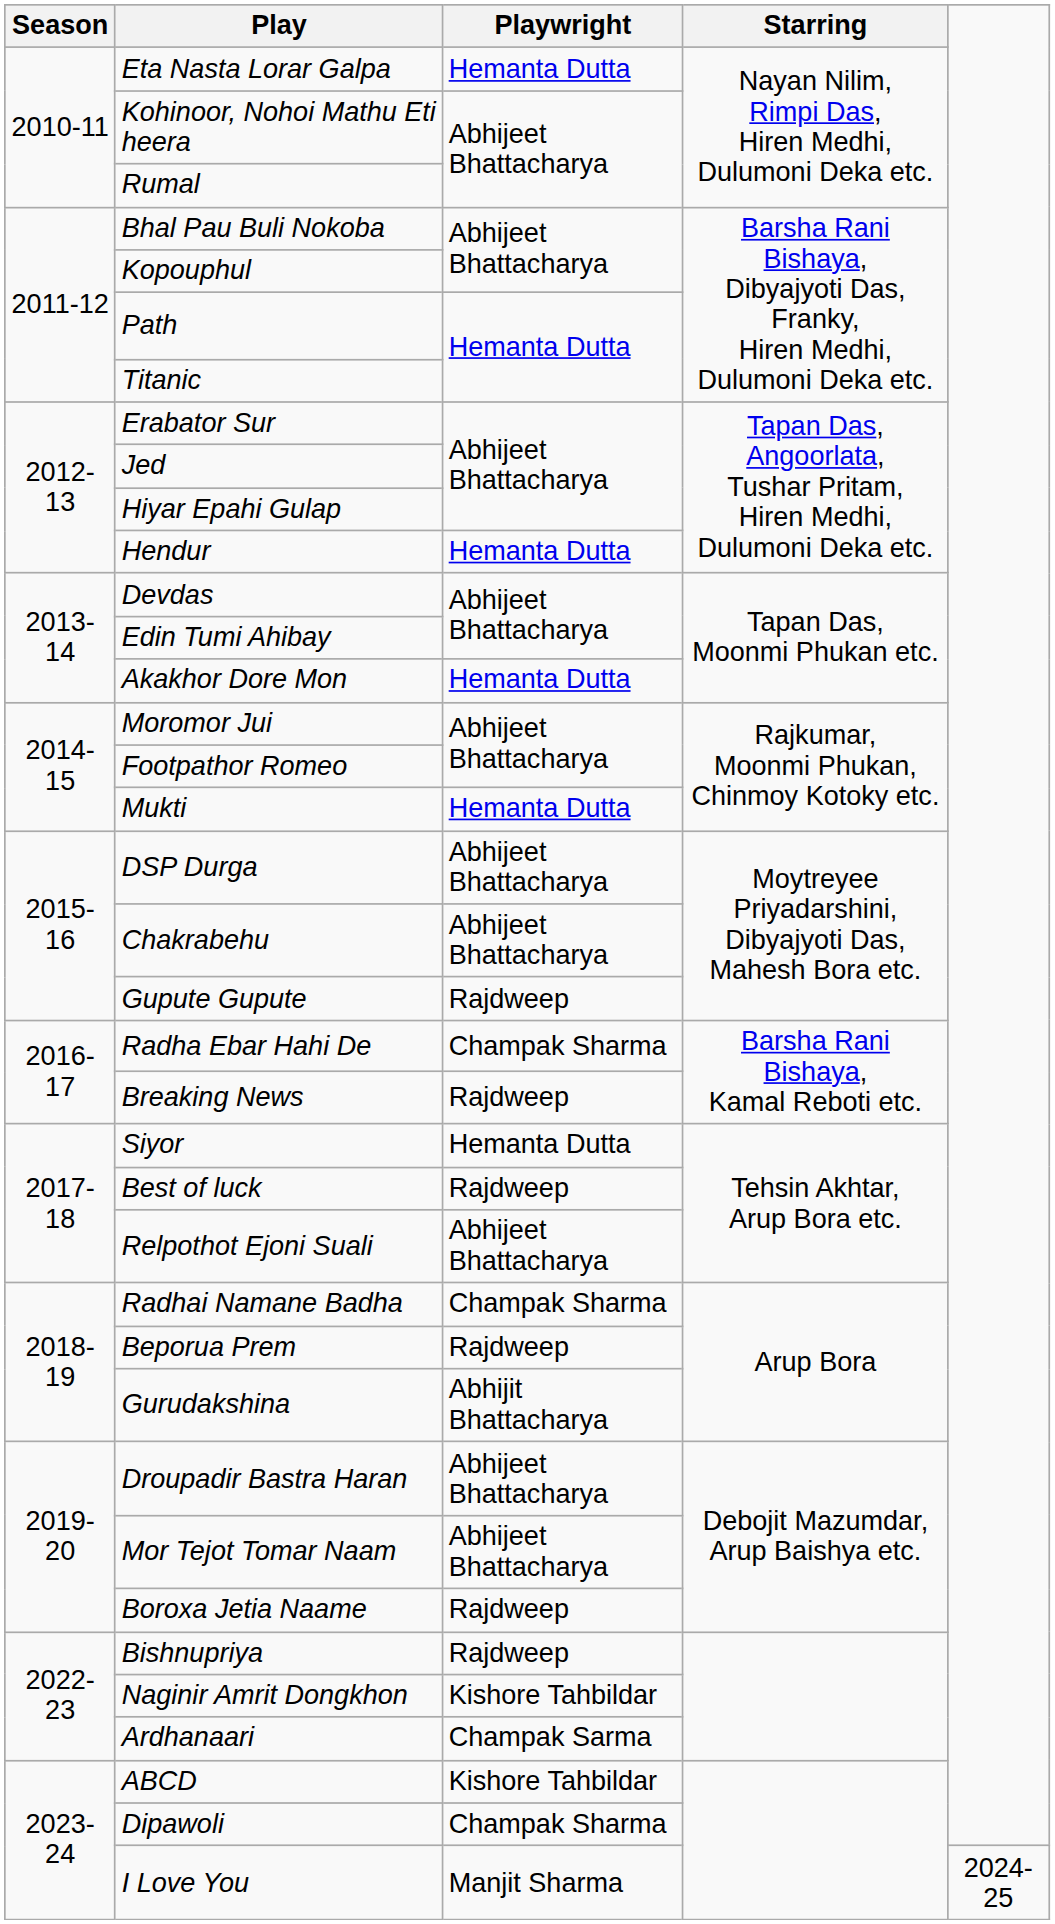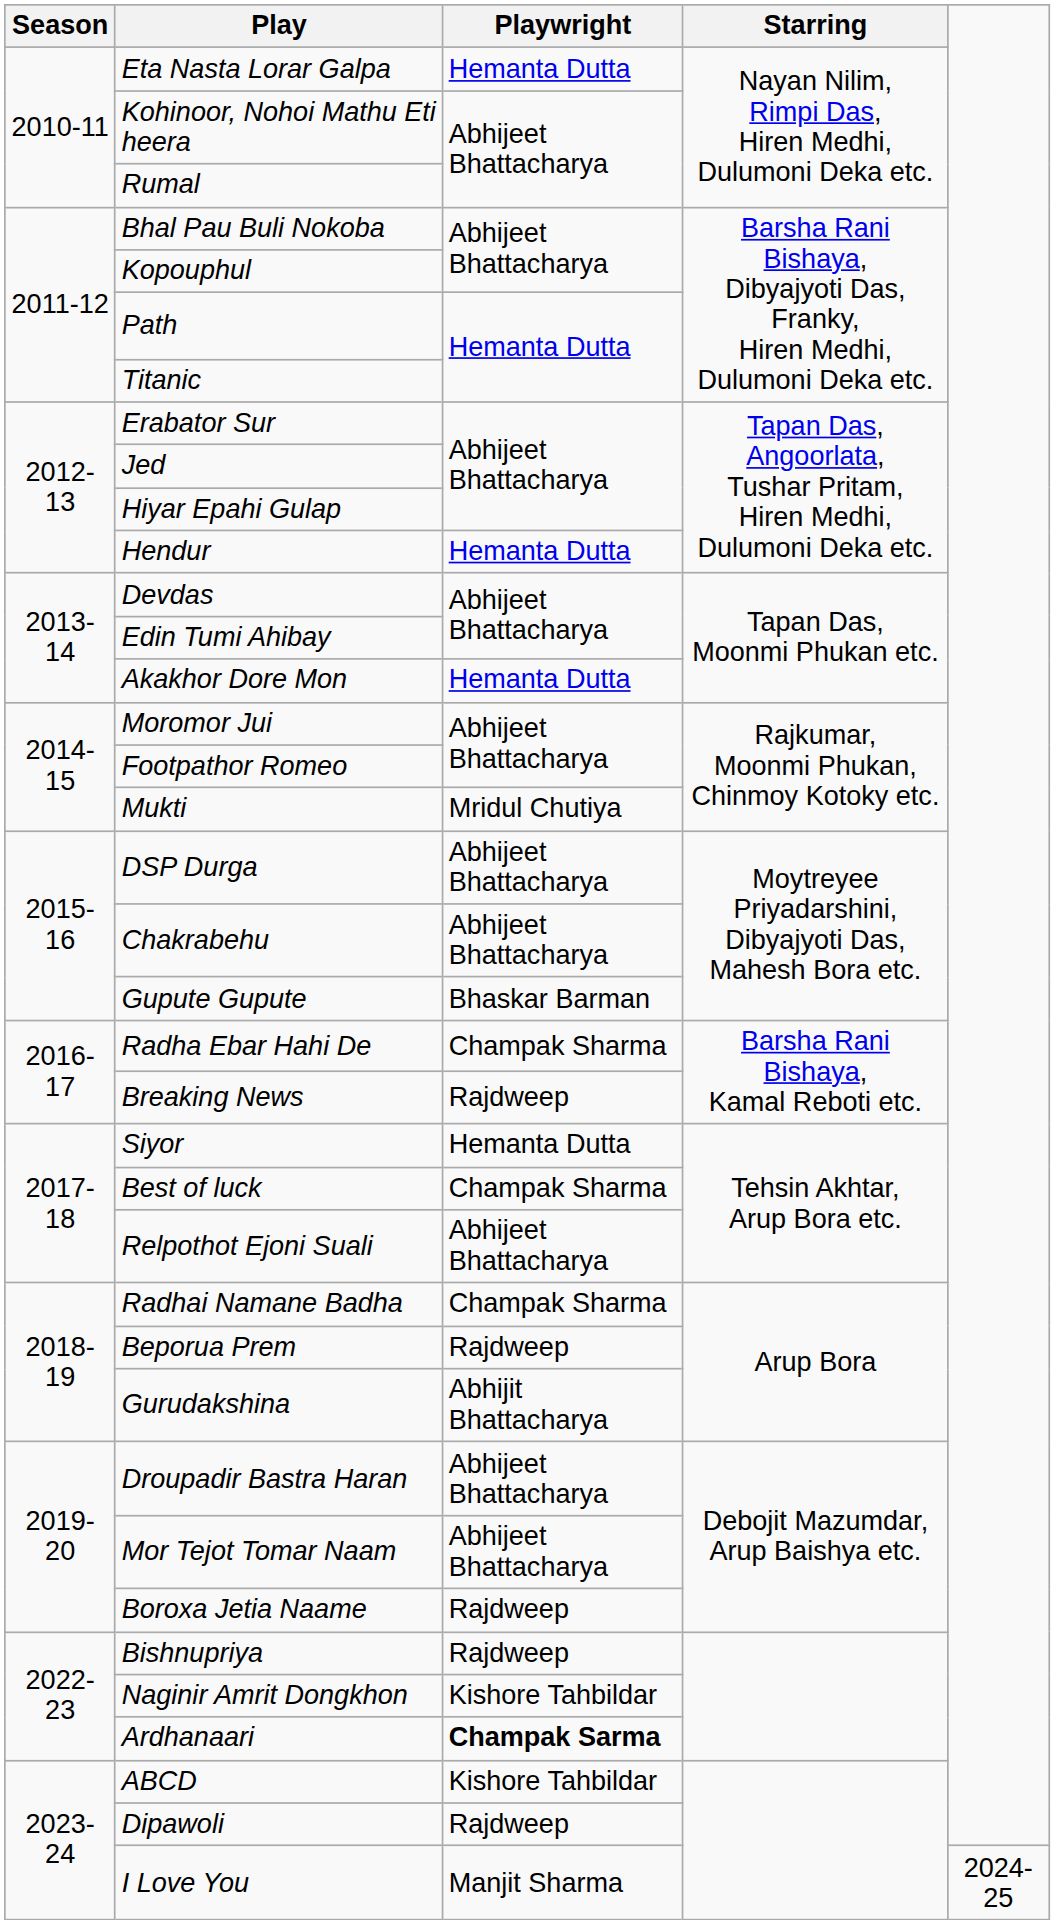(540, 808) Hemanta Dutta -> (535, 808) Mridul Chutiya
(509, 998) Rajdweep -> (549, 998) Bhaskar Barman
(509, 1187) Rajdweep -> (558, 1187) Champak Sharma
(550, 1738) normal -> (555, 1738) bold
(558, 1824) Champak Sharma -> (509, 1824) Rajdweep
